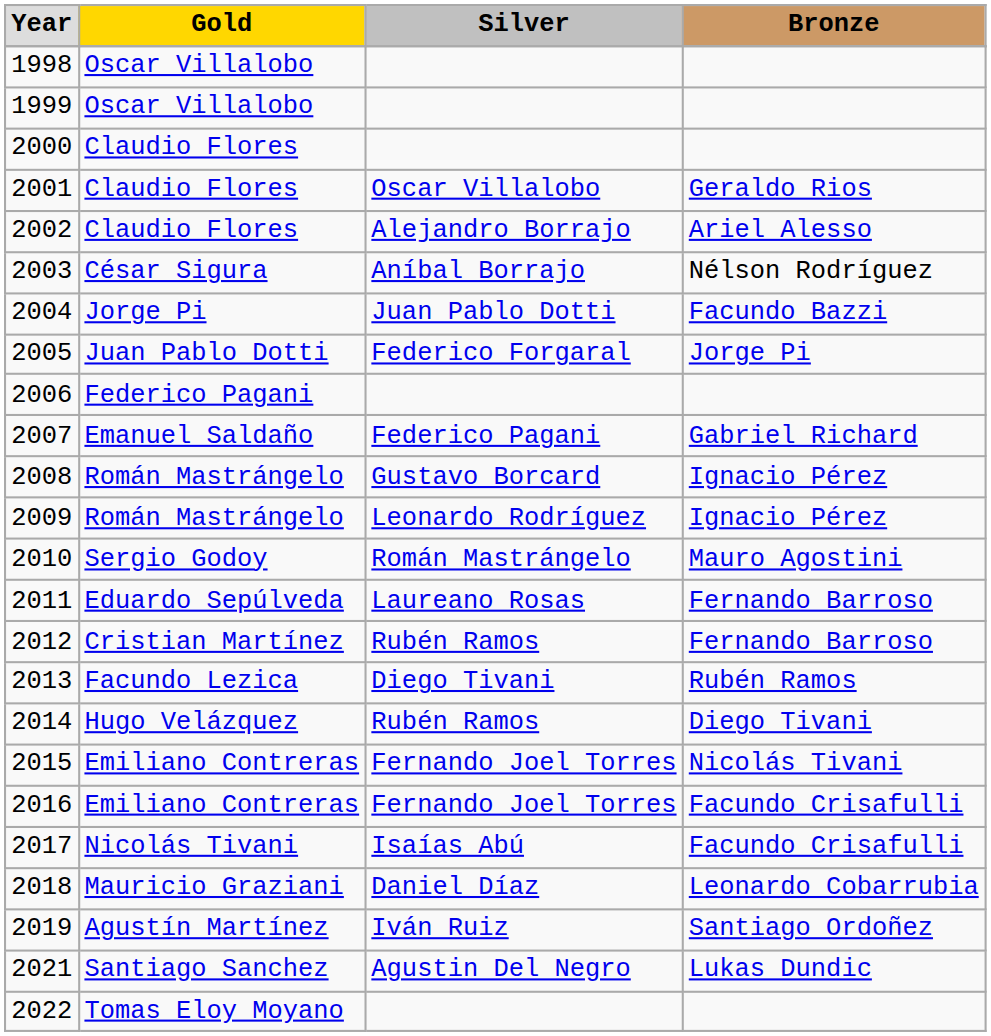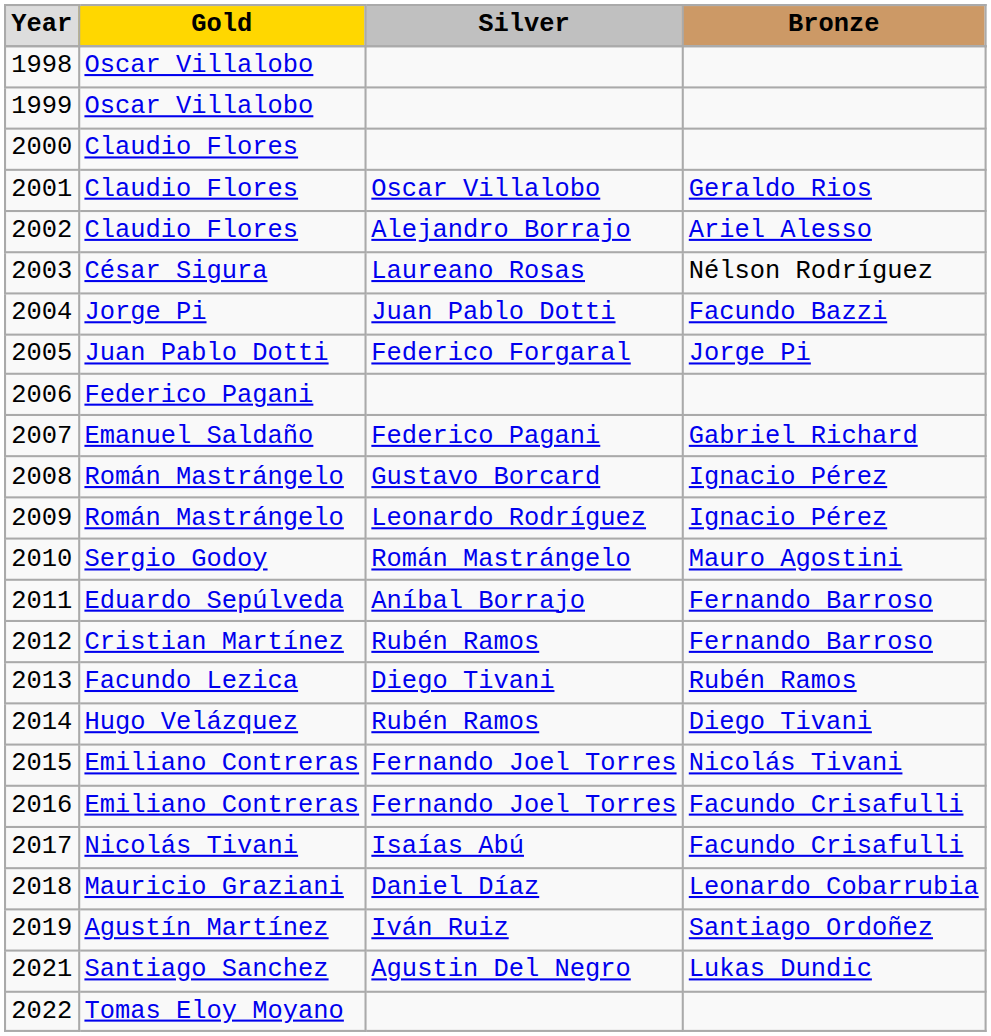(478, 272) Aníbal Borrajo -> (478, 272) Laureano Rosas
(478, 601) Laureano Rosas -> (478, 601) Aníbal Borrajo
